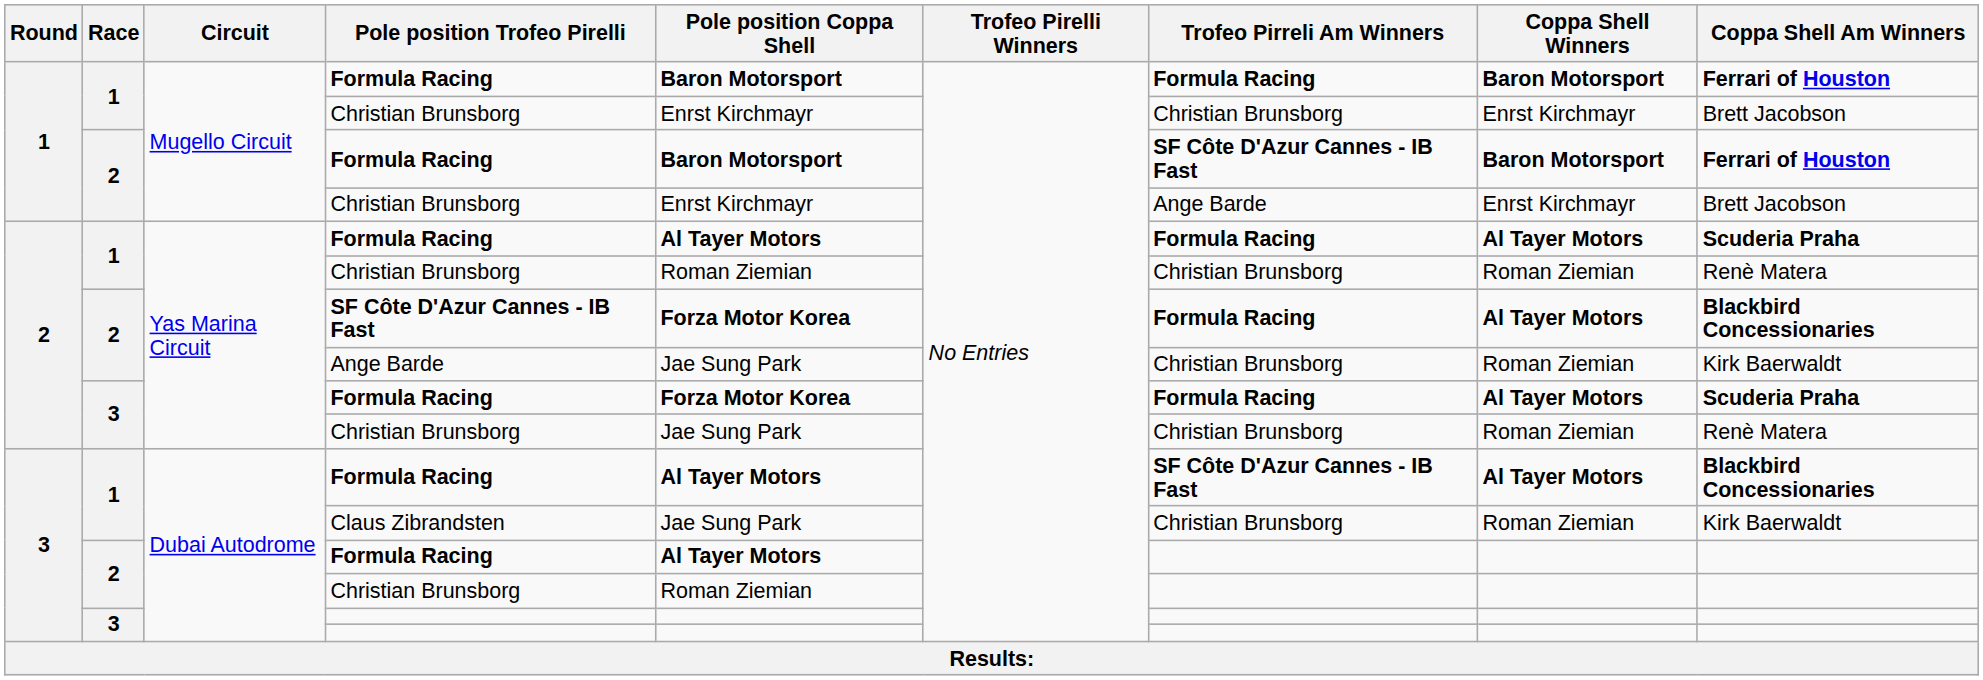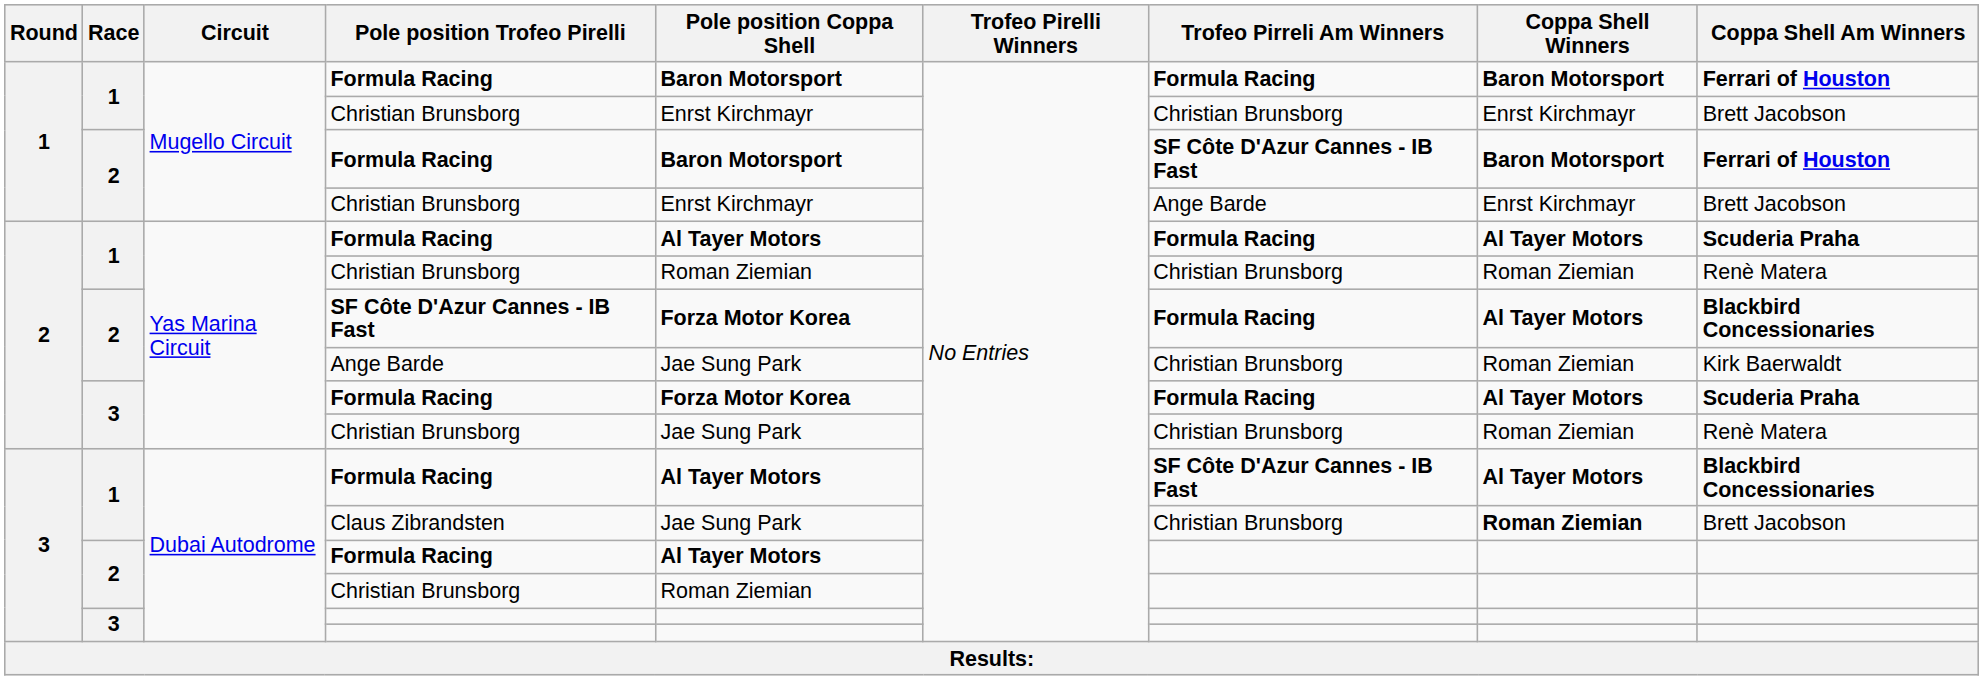(1558, 523) normal -> (1562, 523) bold
(1772, 523) Kirk Baerwaldt -> (1774, 523) Brett Jacobson
